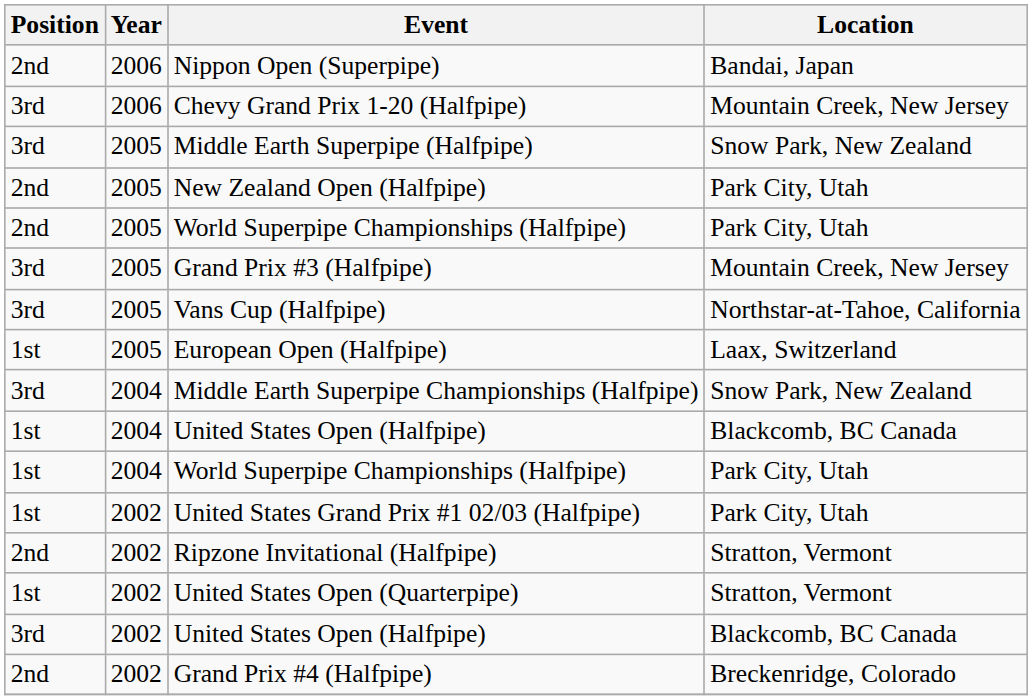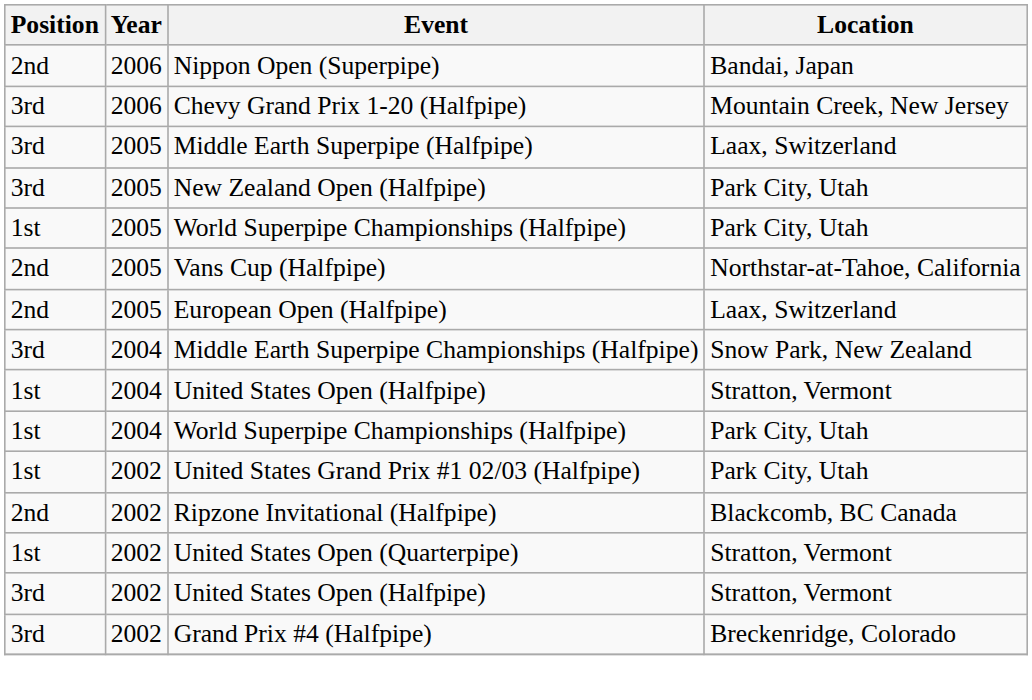(841, 146) Snow Park, New Zealand -> (803, 146) Laax, Switzerland
(30, 187) 2nd -> (28, 187) 3rd
(30, 227) 2nd -> (26, 227) 1st
- row: (136, 268)
(28, 308) 3rd -> (30, 268) 2nd
(26, 349) 1st -> (30, 308) 2nd
(834, 430) Blackcomb, BC Canada -> (801, 390) Stratton, Vermont
(801, 552) Stratton, Vermont -> (834, 512) Blackcomb, BC Canada
(834, 633) Blackcomb, BC Canada -> (801, 593) Stratton, Vermont
(30, 674) 2nd -> (28, 633) 3rd
